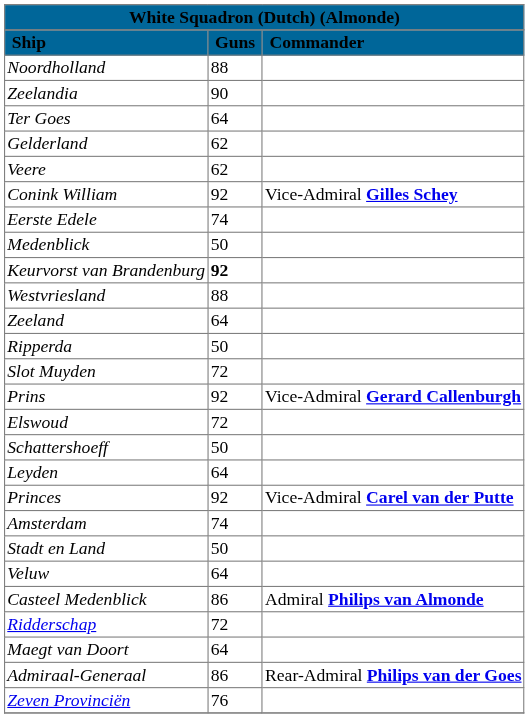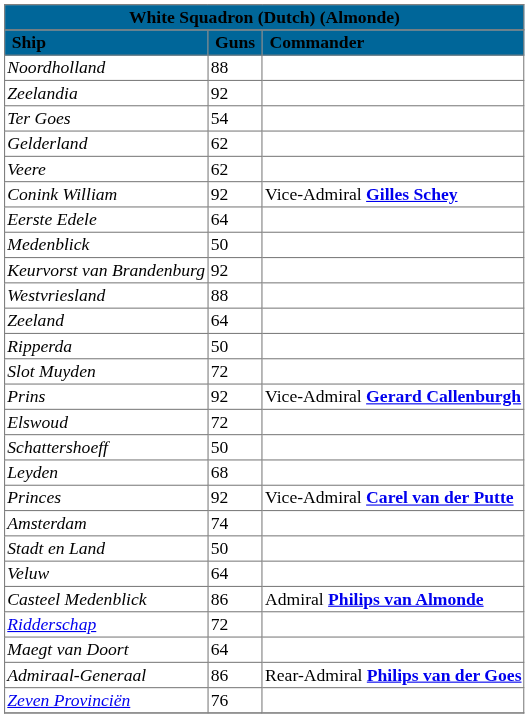(219, 93) 90 -> (219, 93) 92
(219, 118) 64 -> (219, 118) 54
(219, 219) 74 -> (219, 219) 64
(219, 270) bold -> (219, 270) normal
(219, 472) 64 -> (219, 472) 68
